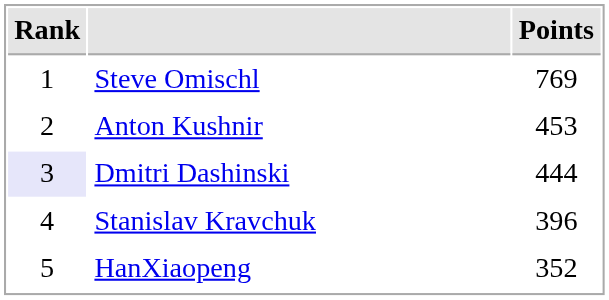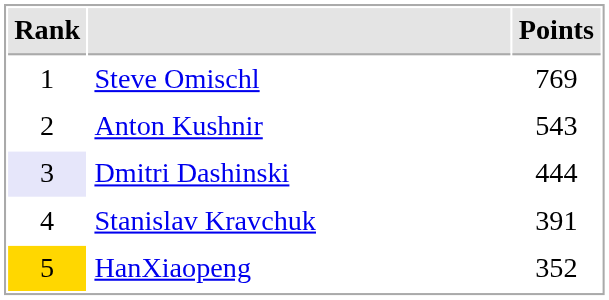(556, 126) 453 -> (556, 126) 543
(556, 220) 396 -> (556, 220) 391
(47, 267) no background -> (47, 267) gold background
